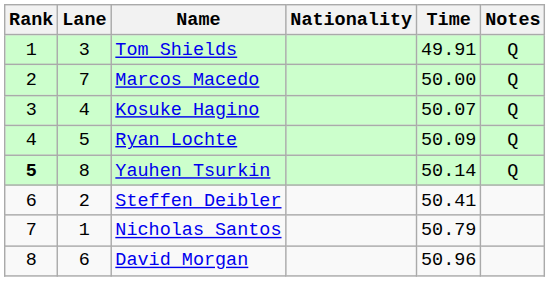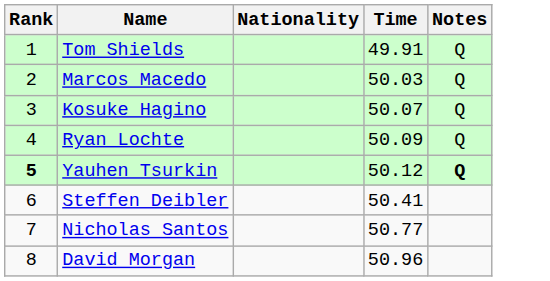- column: (84, 20)
(449, 80) 50.00 -> (396, 80) 50.03
(449, 170) 50.14 -> (396, 170) 50.12
(513, 170) normal -> (460, 170) bold
(449, 230) 50.79 -> (396, 230) 50.77
